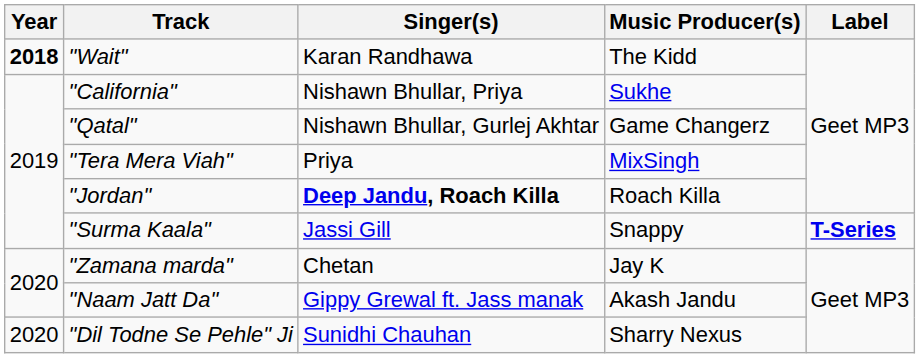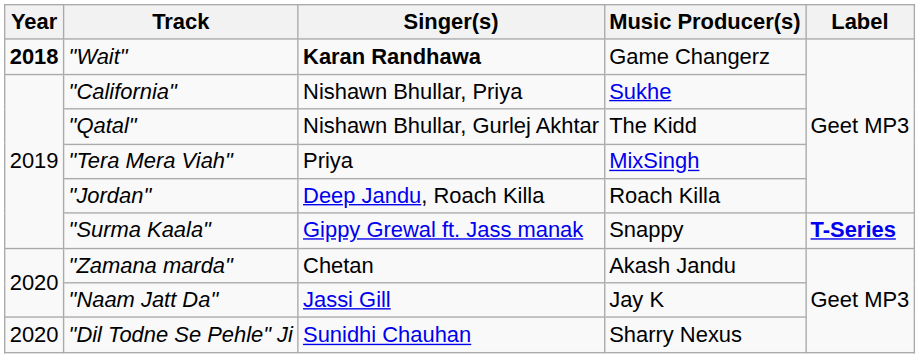(388, 56) normal -> (392, 56) bold
(653, 56) The Kidd -> (690, 56) Game Changerz
(690, 126) Game Changerz -> (653, 126) The Kidd
(431, 195) bold -> (424, 195) normal
(347, 230) Jassi Gill -> (443, 230) Gippy Grewal ft. Jass manak
(637, 265) Jay K -> (673, 265) Akash Jandu
(443, 299) Gippy Grewal ft. Jass manak -> (347, 299) Jassi Gill
(673, 299) Akash Jandu -> (637, 299) Jay K
